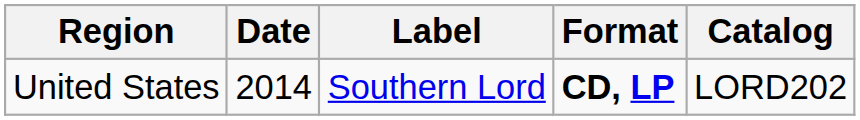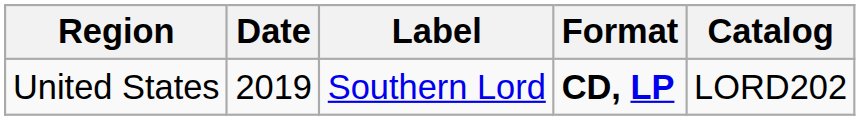(274, 86) 2014 -> (274, 86) 2019
